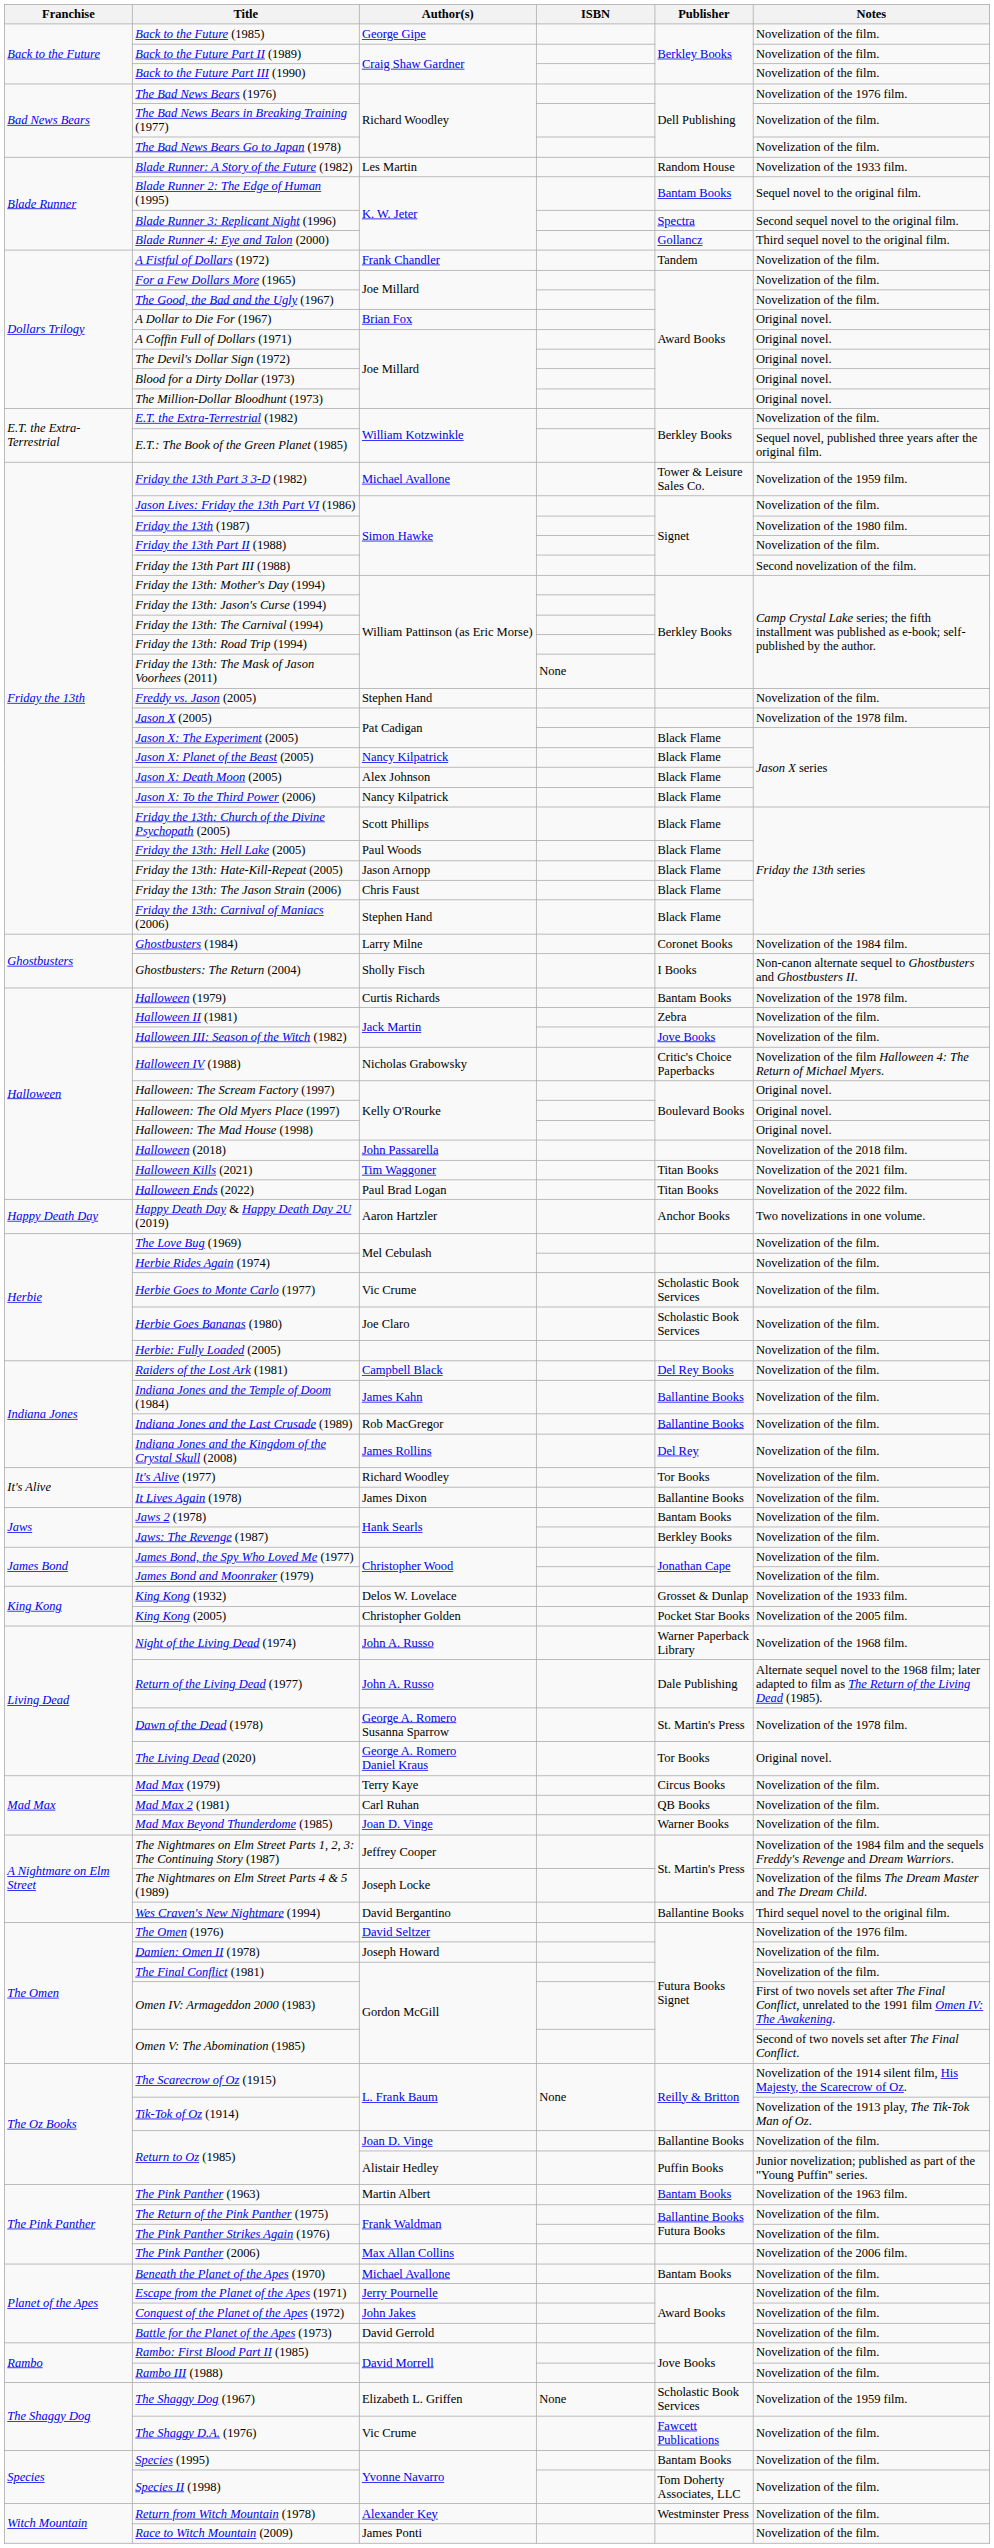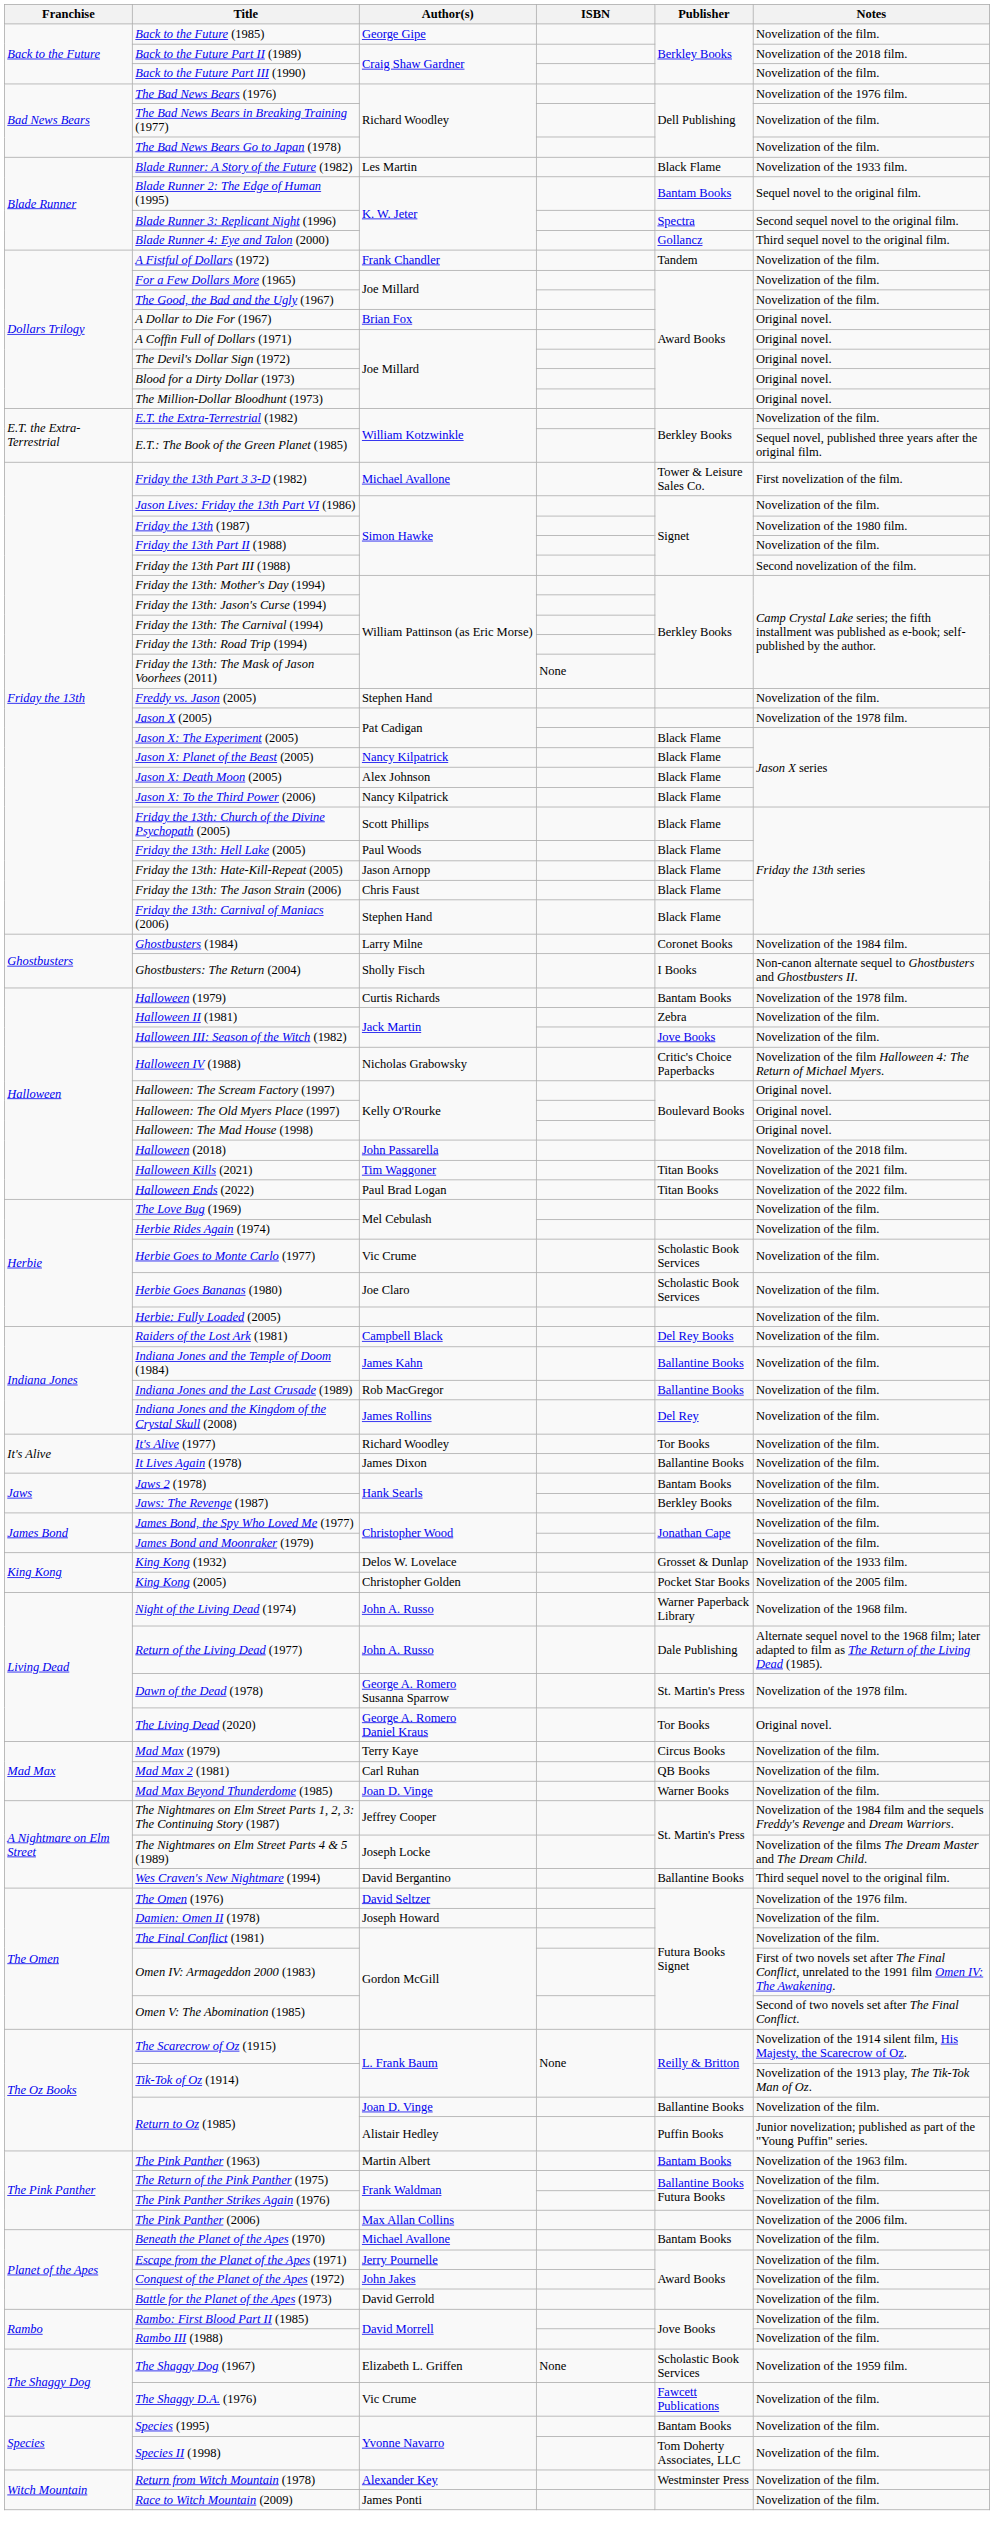(818, 53) Novelization of the film. -> (832, 53) Novelization of the 2018 film.
(696, 166) Random House -> (689, 166) Black Flame
(832, 479) Novelization of the 1959 film. -> (829, 479) First novelization of the film.
- row: (243, 1216)
